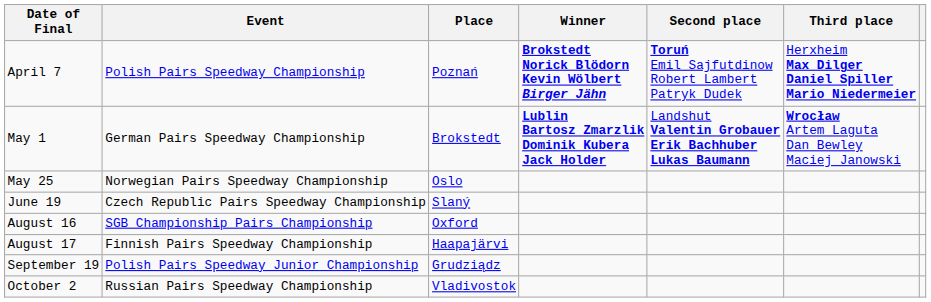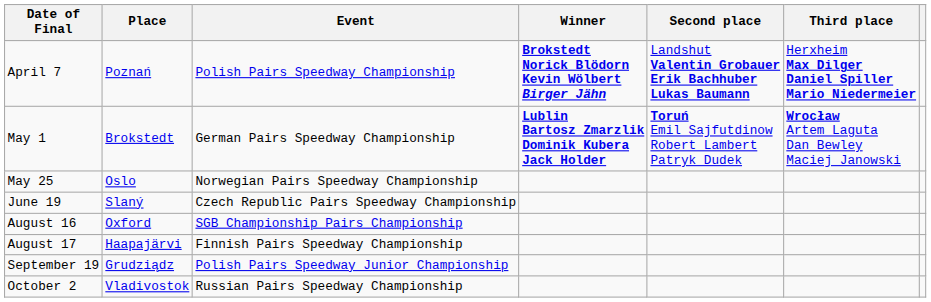columns swapped: (474, 22) <-> (266, 22)
(711, 73) Toruń Emil Sajfutdinow Robert Lambert Patryk Dudek -> (715, 73) Landshut Valentin Grobauer Erik Bachhuber Lukas Baumann
(715, 139) Landshut Valentin Grobauer Erik Bachhuber Lukas Baumann -> (711, 139) Toruń Emil Sajfutdinow Robert Lambert Patryk Dudek
